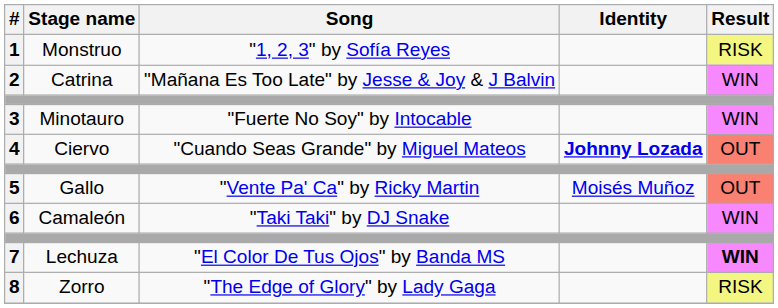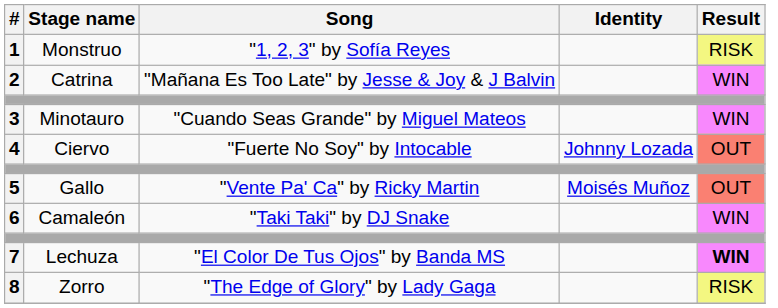(350, 118) "Fuerte No Soy" by Intocable -> (350, 118) "Cuando Seas Grande" by Miguel Mateos
(350, 149) "Cuando Seas Grande" by Miguel Mateos -> (350, 149) "Fuerte No Soy" by Intocable
(633, 149) bold -> (628, 149) normal
